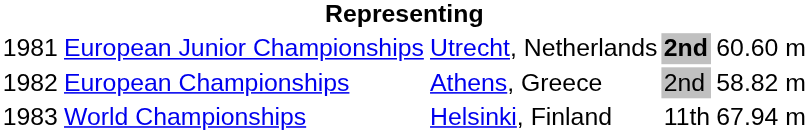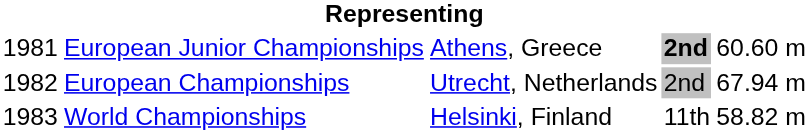(544, 48) Utrecht, Netherlands -> (516, 48) Athens, Greece
(516, 82) Athens, Greece -> (544, 82) Utrecht, Netherlands
(761, 82) 58.82 m -> (761, 82) 67.94 m
(761, 116) 67.94 m -> (761, 116) 58.82 m
